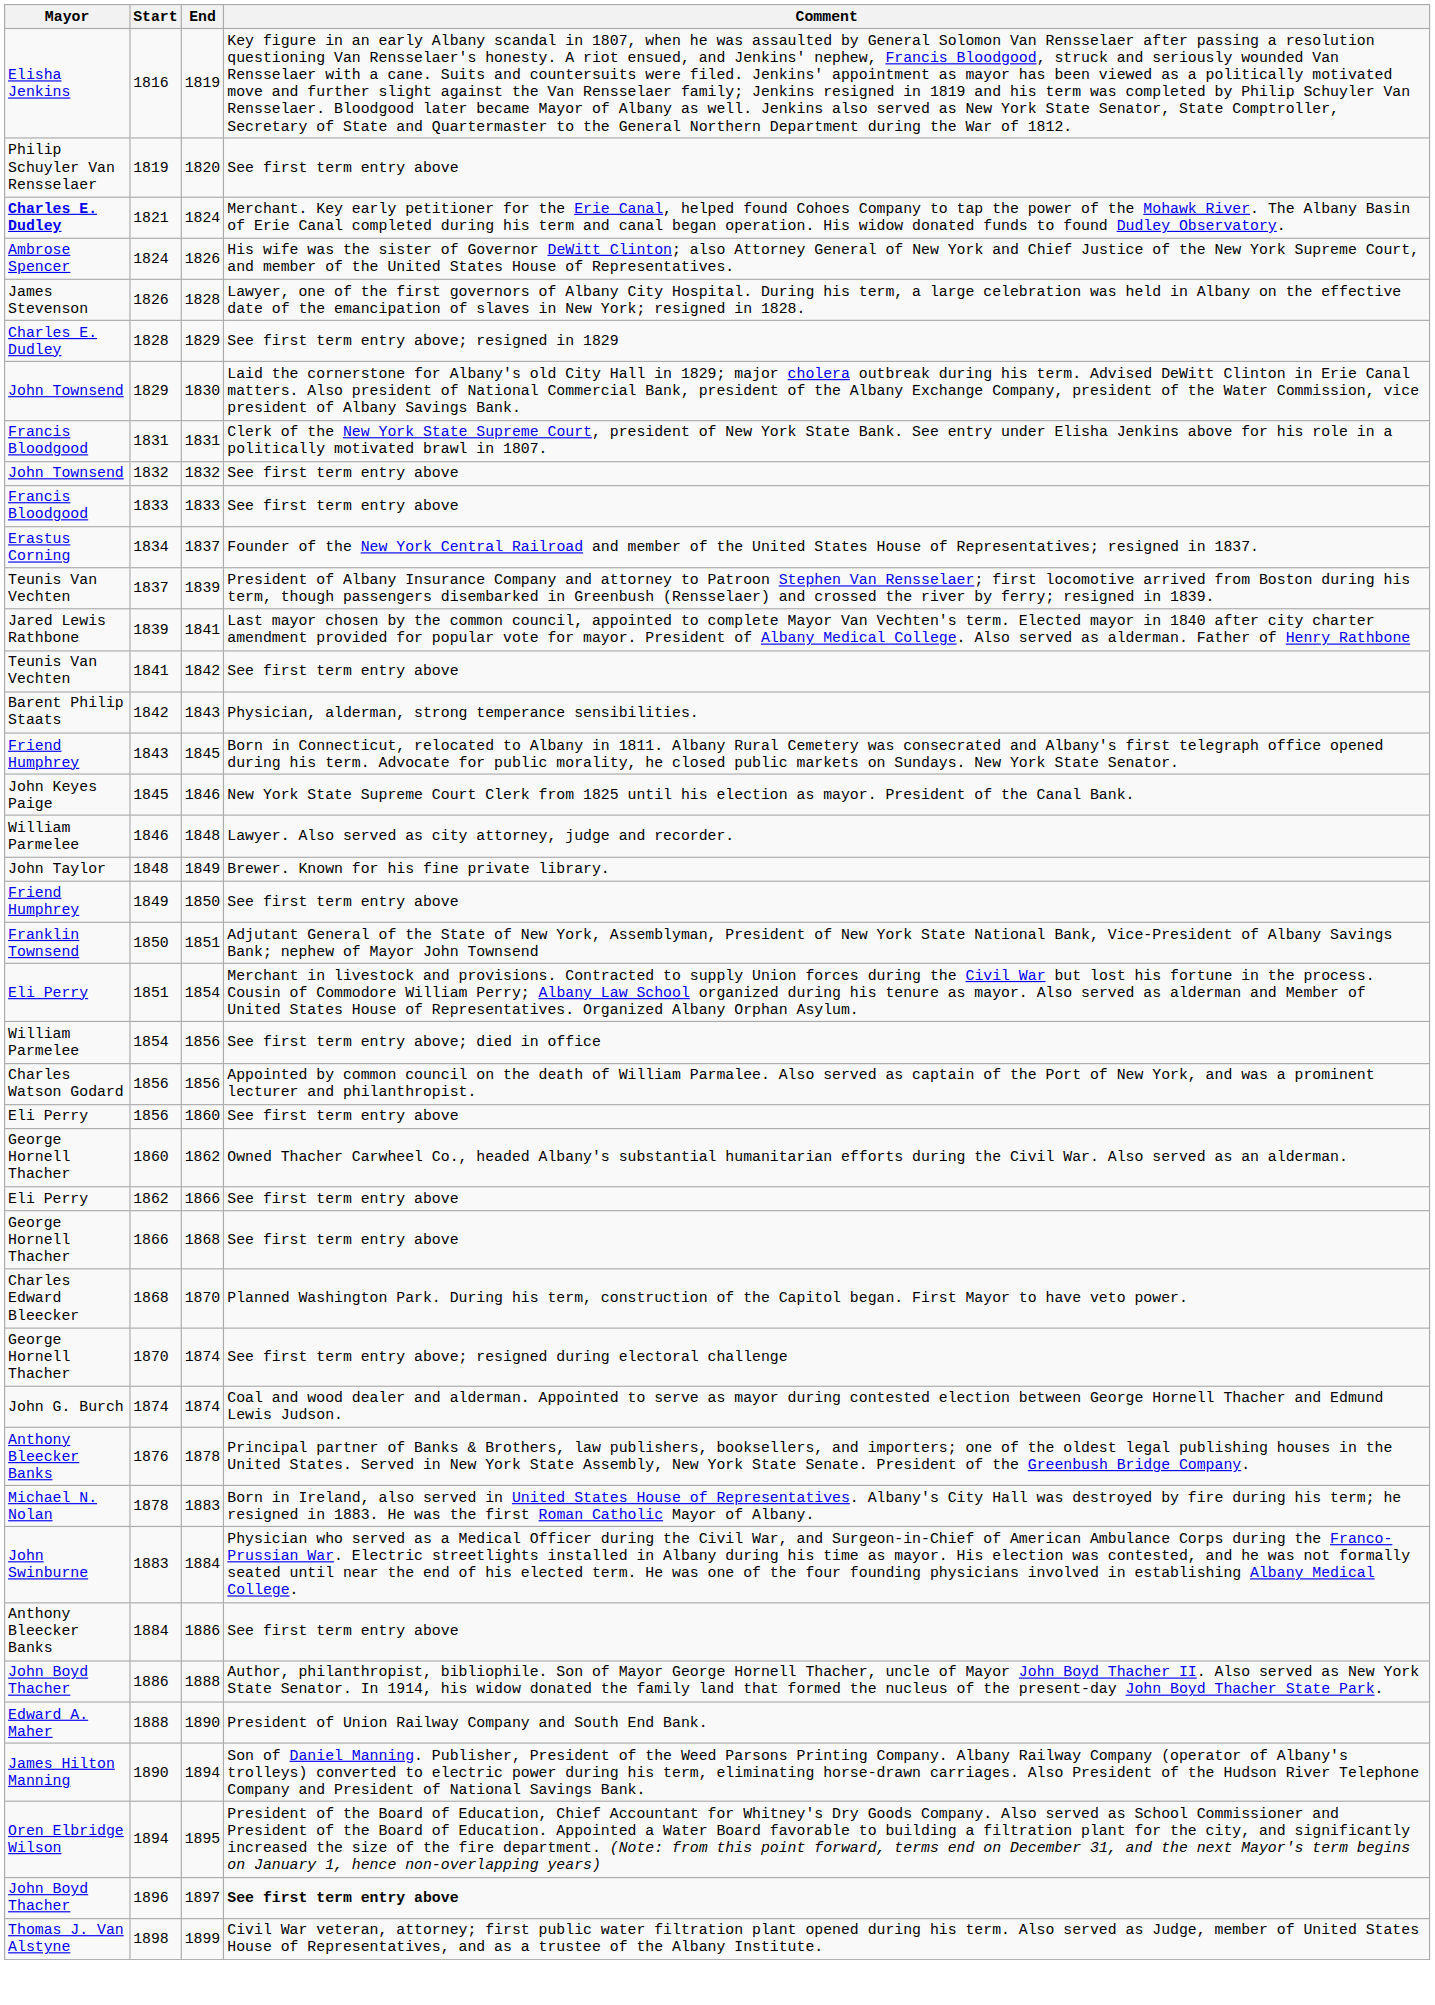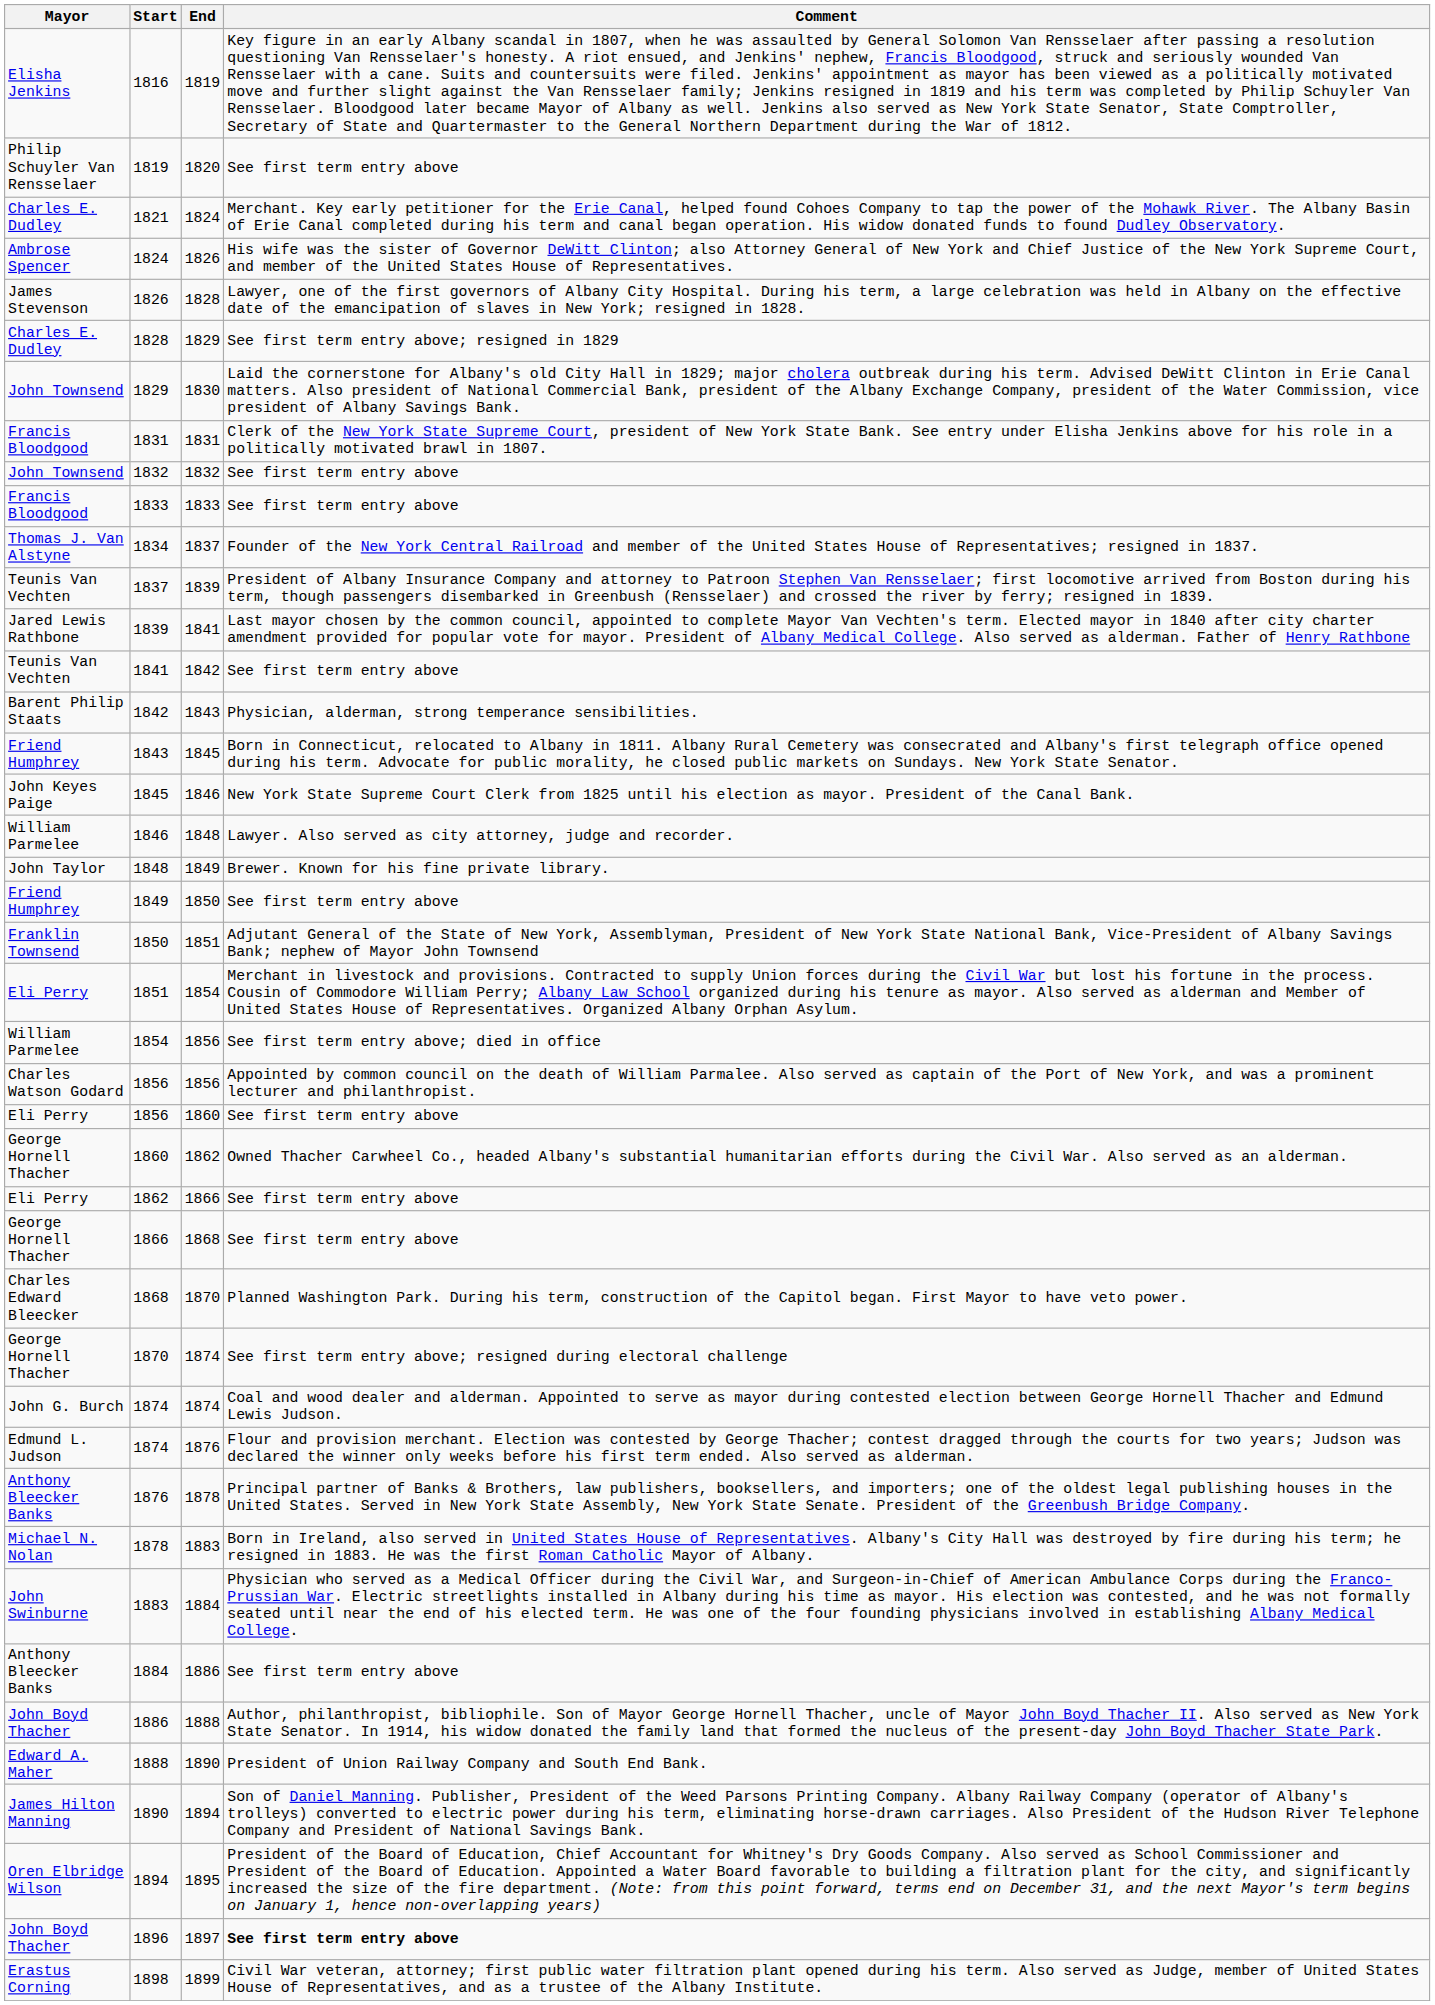(53, 217) bold -> (53, 217) normal
(39, 547) Erastus Corning -> (66, 547) Thomas J. Van Alstyne
+ row: (151, 1448)
(66, 1939) Thomas J. Van Alstyne -> (39, 1980) Erastus Corning
